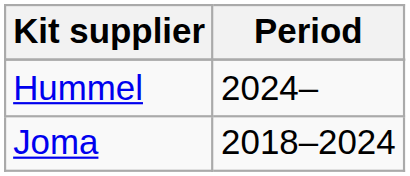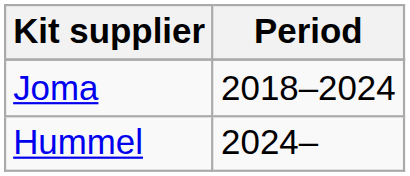rows swapped: (56, 142) <-> (78, 87)
